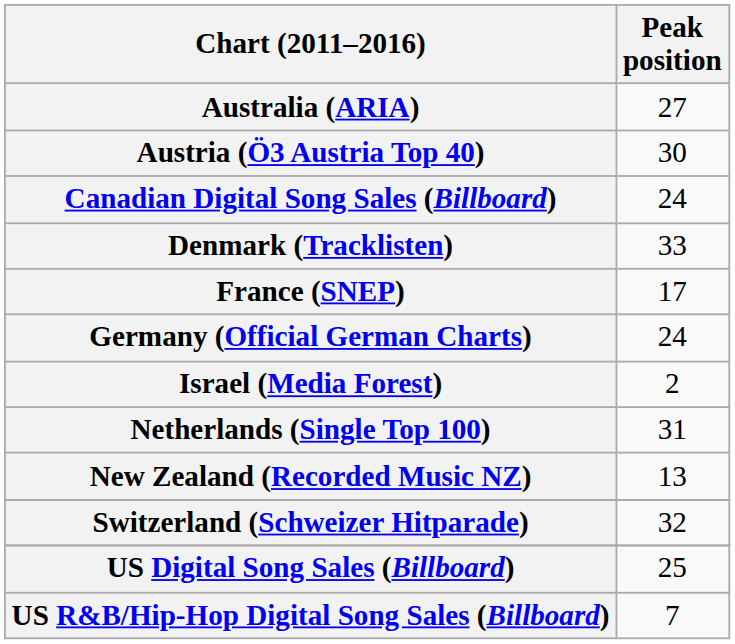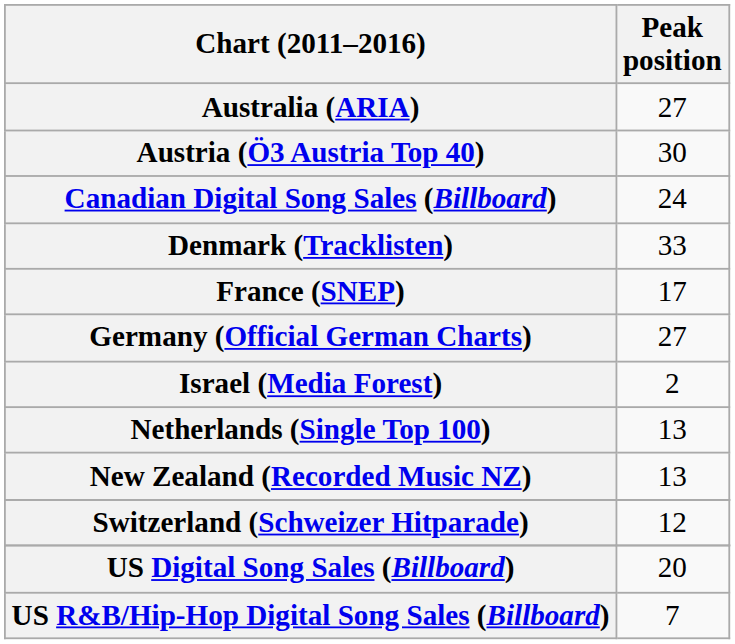(672, 337) 24 -> (672, 337) 27
(672, 429) 31 -> (672, 429) 13
(672, 522) 32 -> (672, 522) 12
(672, 568) 25 -> (672, 568) 20
